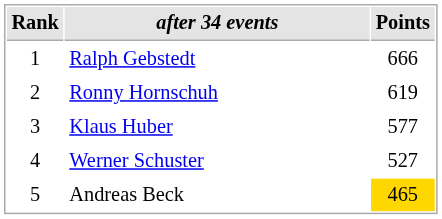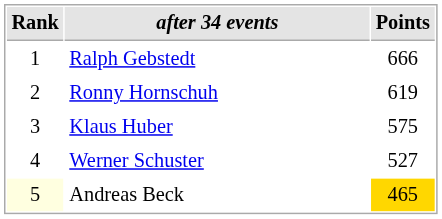(403, 126) 577 -> (403, 126) 575
(35, 194) no background -> (35, 194) lightyellow background
